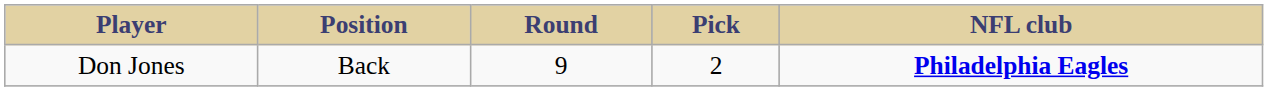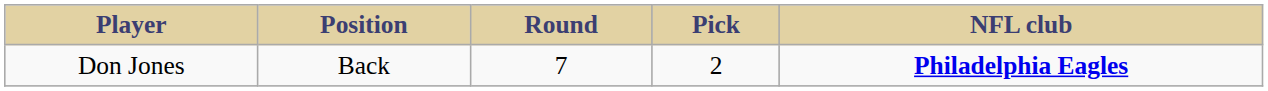(561, 65) 9 -> (561, 65) 7
